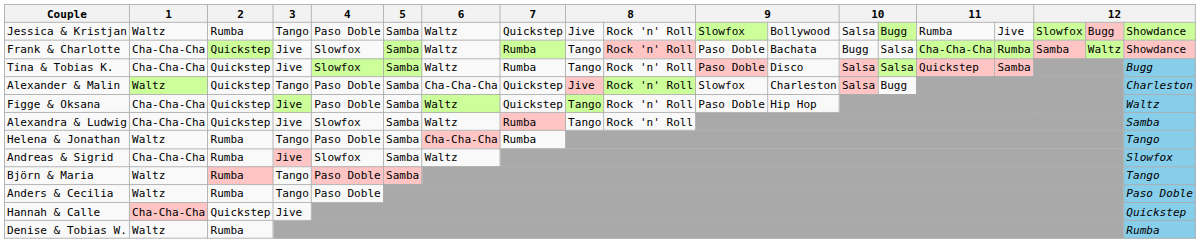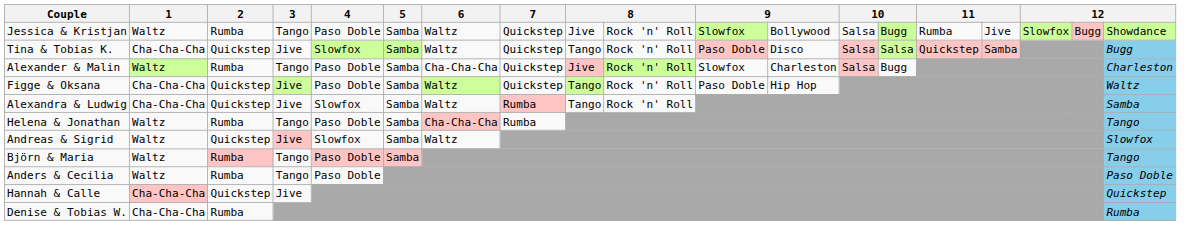- row: (64, 49)
(520, 67) Rumba -> (533, 49) Quickstep
(240, 85) Quickstep -> (227, 67) Rumba
(169, 158) Cha-Cha-Cha -> (149, 139) Waltz
(227, 158) Rumba -> (240, 139) Quickstep
(149, 230) Waltz -> (169, 212) Cha-Cha-Cha
